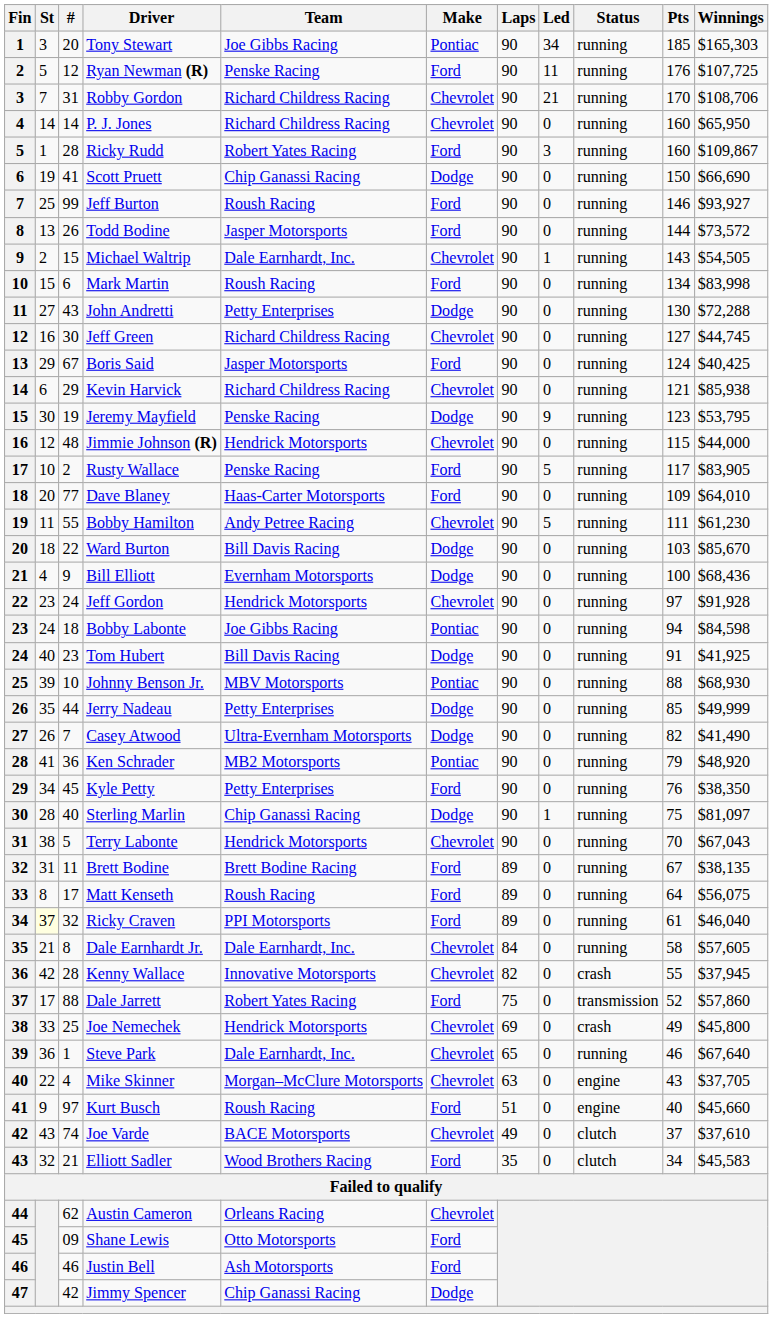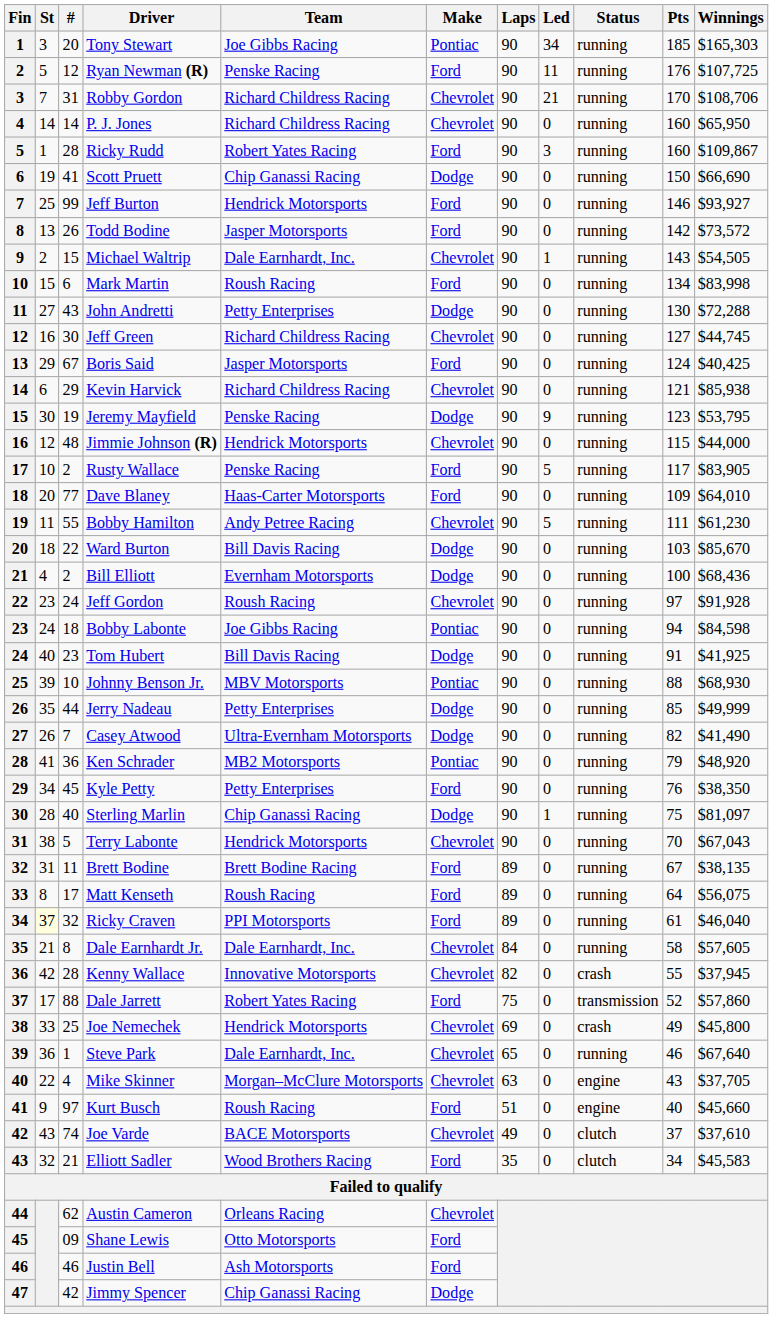(270, 203) Roush Racing -> (296, 203) Hendrick Motorsports
(678, 230) 144 -> (678, 230) 142
(67, 575) 9 -> (67, 575) 2
(296, 602) Hendrick Motorsports -> (270, 602) Roush Racing
